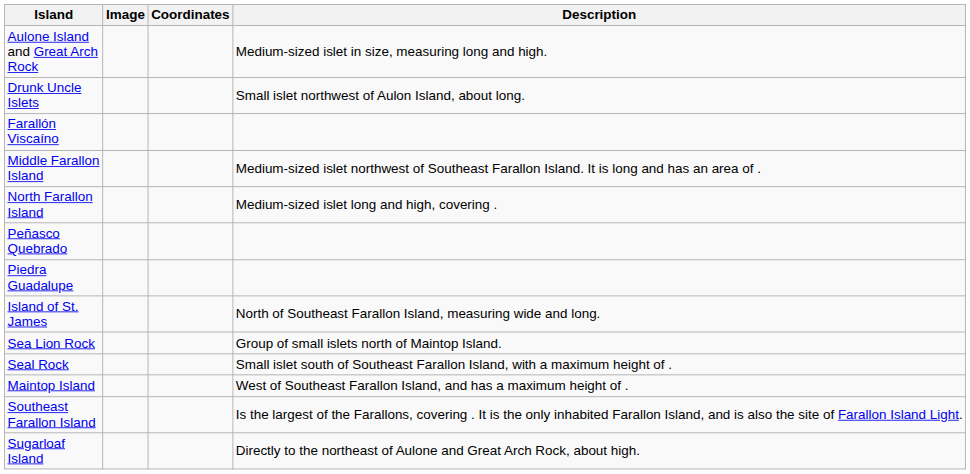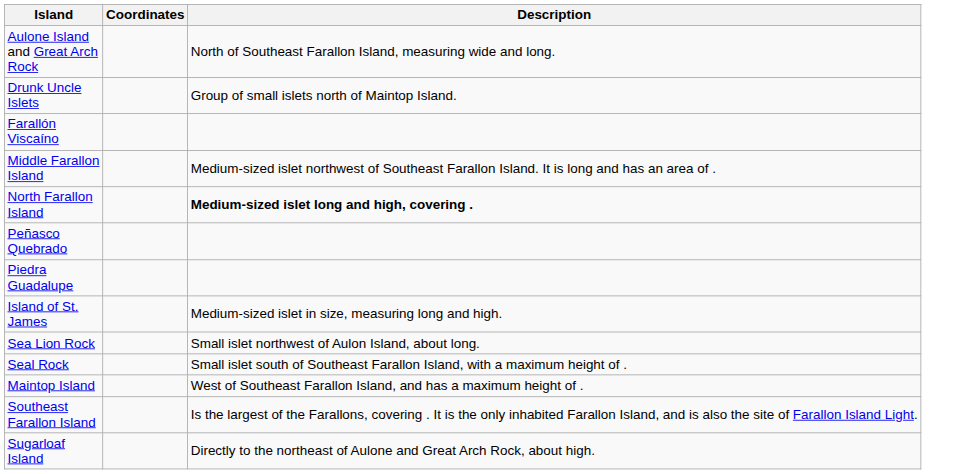- column: (126, 15)
(392, 51) Medium-sized islet in size, measuring long and high. -> (373, 51) North of Southeast Farallon Island, measuring wide and long.
(380, 95) Small islet northwest of Aulon Island, about long. -> (324, 95) Group of small islets north of Maintop Island.
(366, 204) normal -> (332, 204) bold
(418, 314) North of Southeast Farallon Island, measuring wide and long. -> (346, 314) Medium-sized islet in size, measuring long and high.
(369, 343) Group of small islets north of Maintop Island. -> (335, 343) Small islet northwest of Aulon Island, about long.
